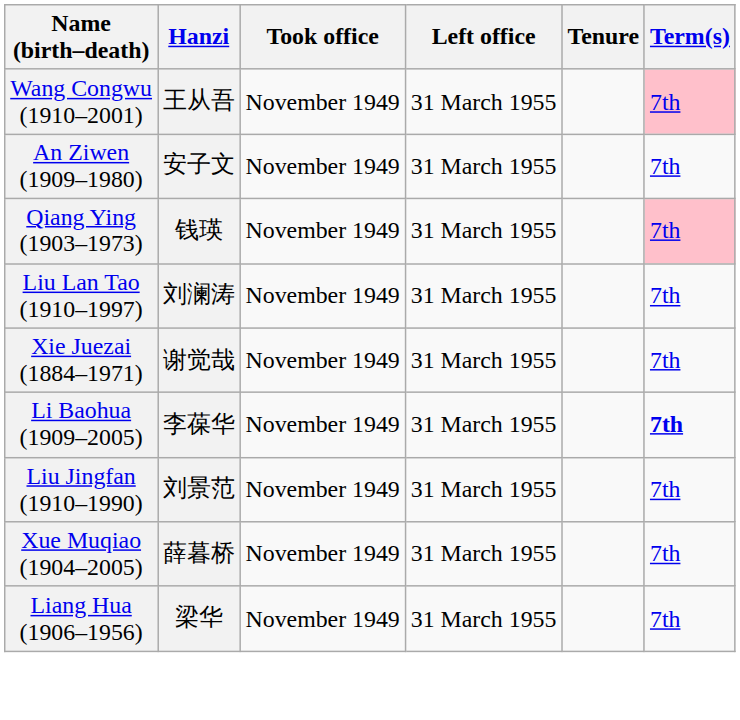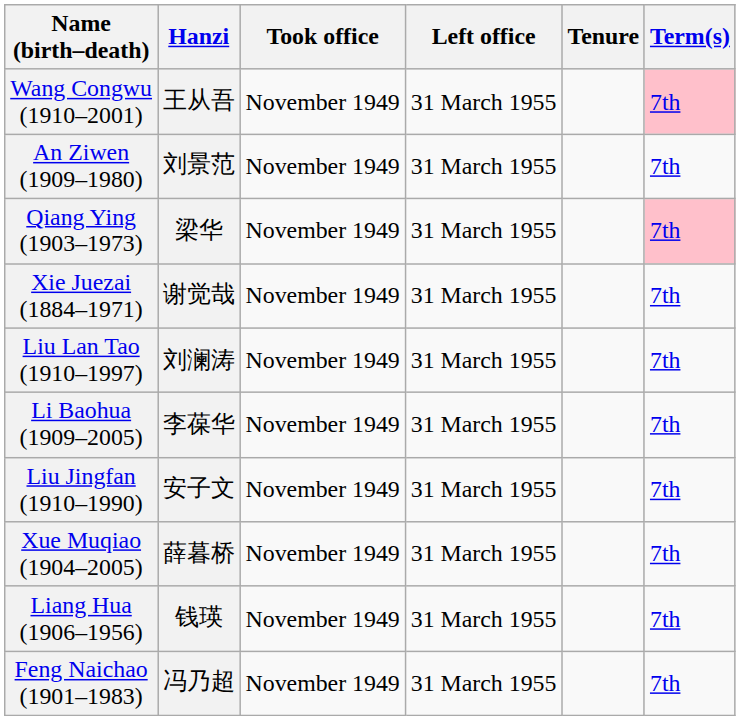(199, 165) 安子文 -> (199, 165) 刘景范
(199, 229) 钱瑛 -> (199, 229) 梁华
rows swapped: (81, 295) <-> (81, 359)
(667, 424) bold -> (665, 424) normal
(199, 488) 刘景范 -> (199, 488) 安子文
(199, 617) 梁华 -> (199, 617) 钱瑛
+ row: (81, 683)
